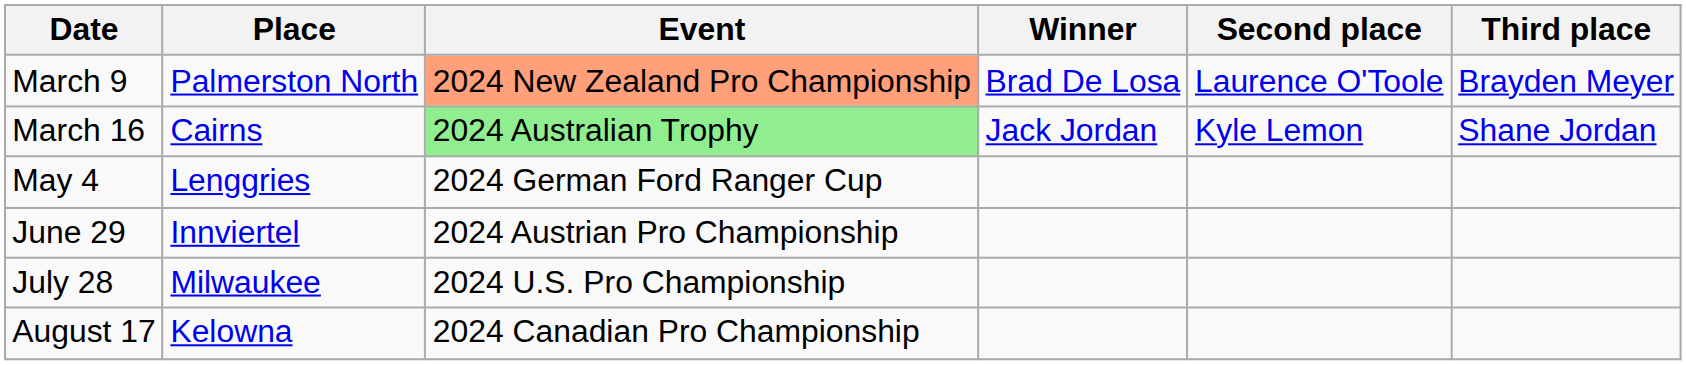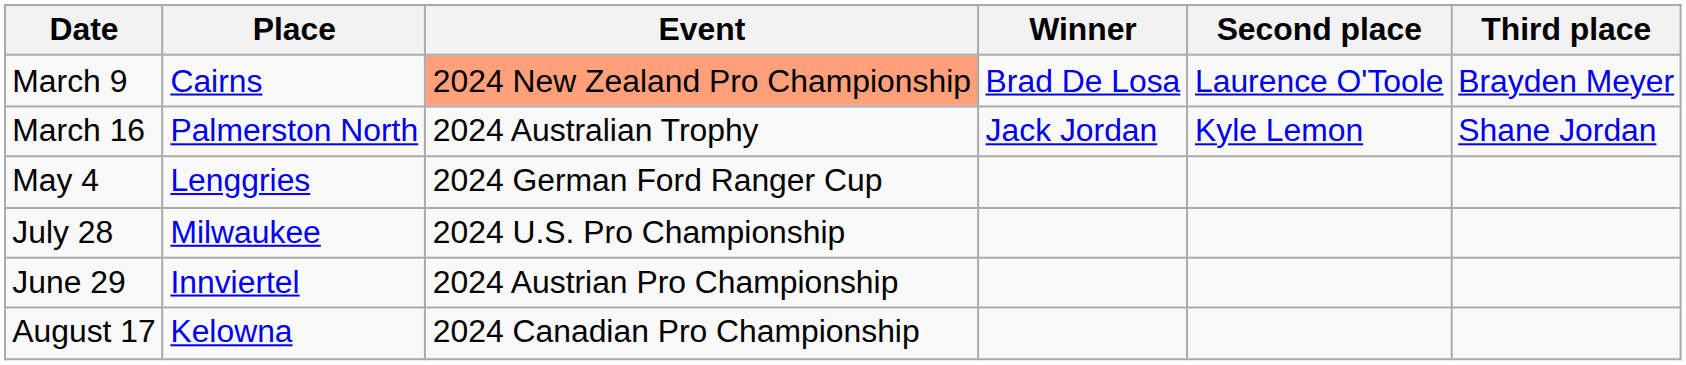(294, 80) Palmerston North -> (216, 80) Cairns
(216, 130) Cairns -> (294, 130) Palmerston North
(596, 130) lightgreen background -> (596, 130) no background
rows swapped: (69, 231) <-> (63, 282)
